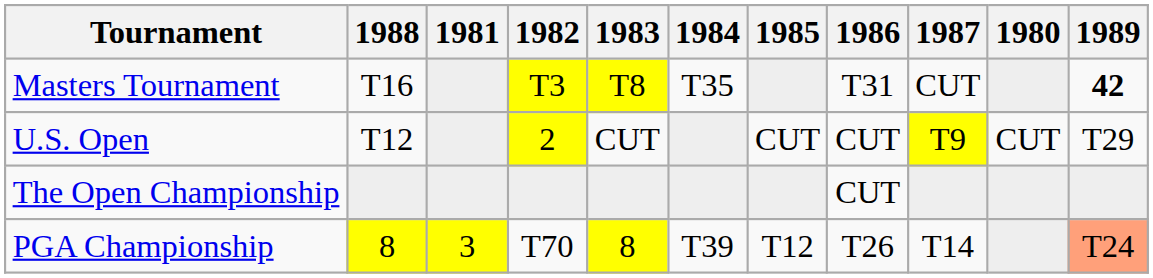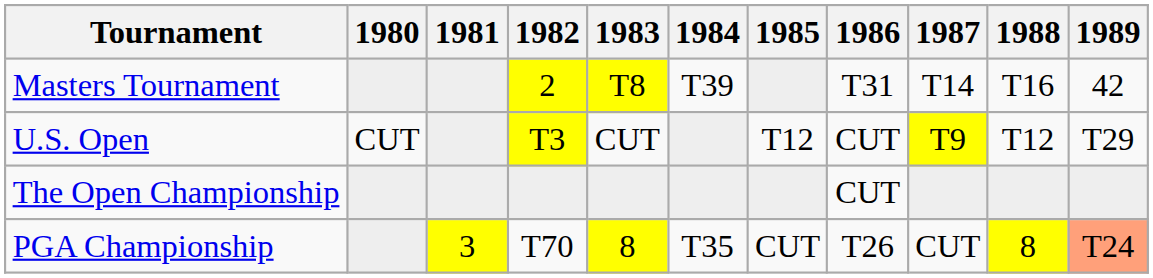columns swapped: (1028, 31) <-> (387, 31)
(547, 85) T3 -> (547, 85) 2
(707, 85) T35 -> (707, 85) T39
(948, 85) CUT -> (948, 85) T14
(1108, 85) bold -> (1108, 85) normal
(547, 138) 2 -> (547, 138) T3
(788, 138) CUT -> (788, 138) T12
(707, 246) T39 -> (707, 246) T35
(788, 246) T12 -> (788, 246) CUT
(948, 246) T14 -> (948, 246) CUT
